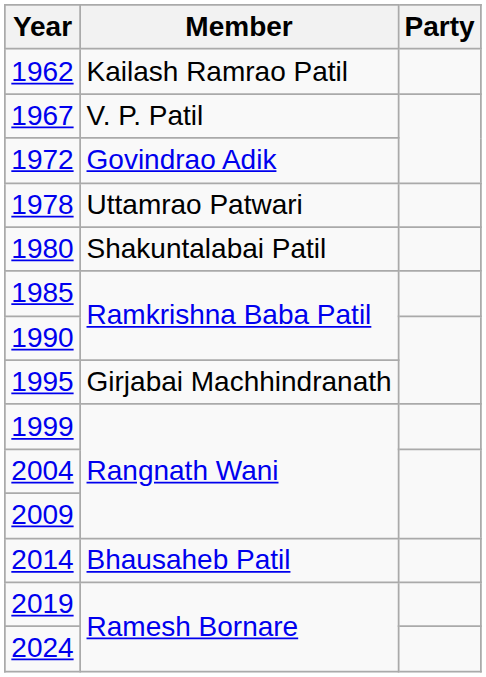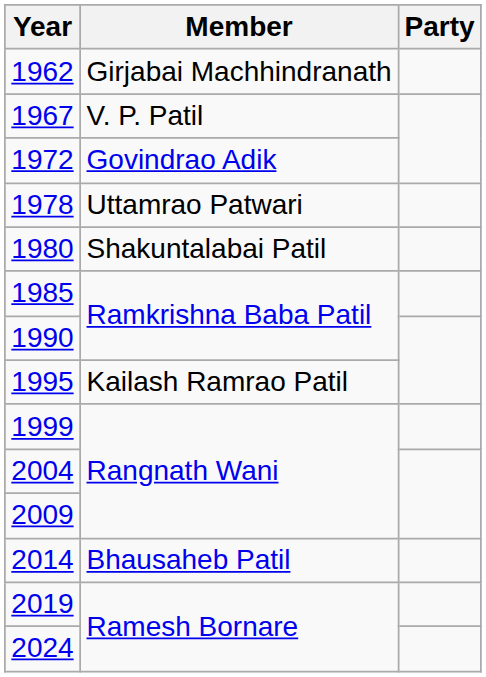(217, 71) Kailash Ramrao Patil -> (239, 71) Girjabai Machhindranath
(239, 381) Girjabai Machhindranath -> (217, 381) Kailash Ramrao Patil
